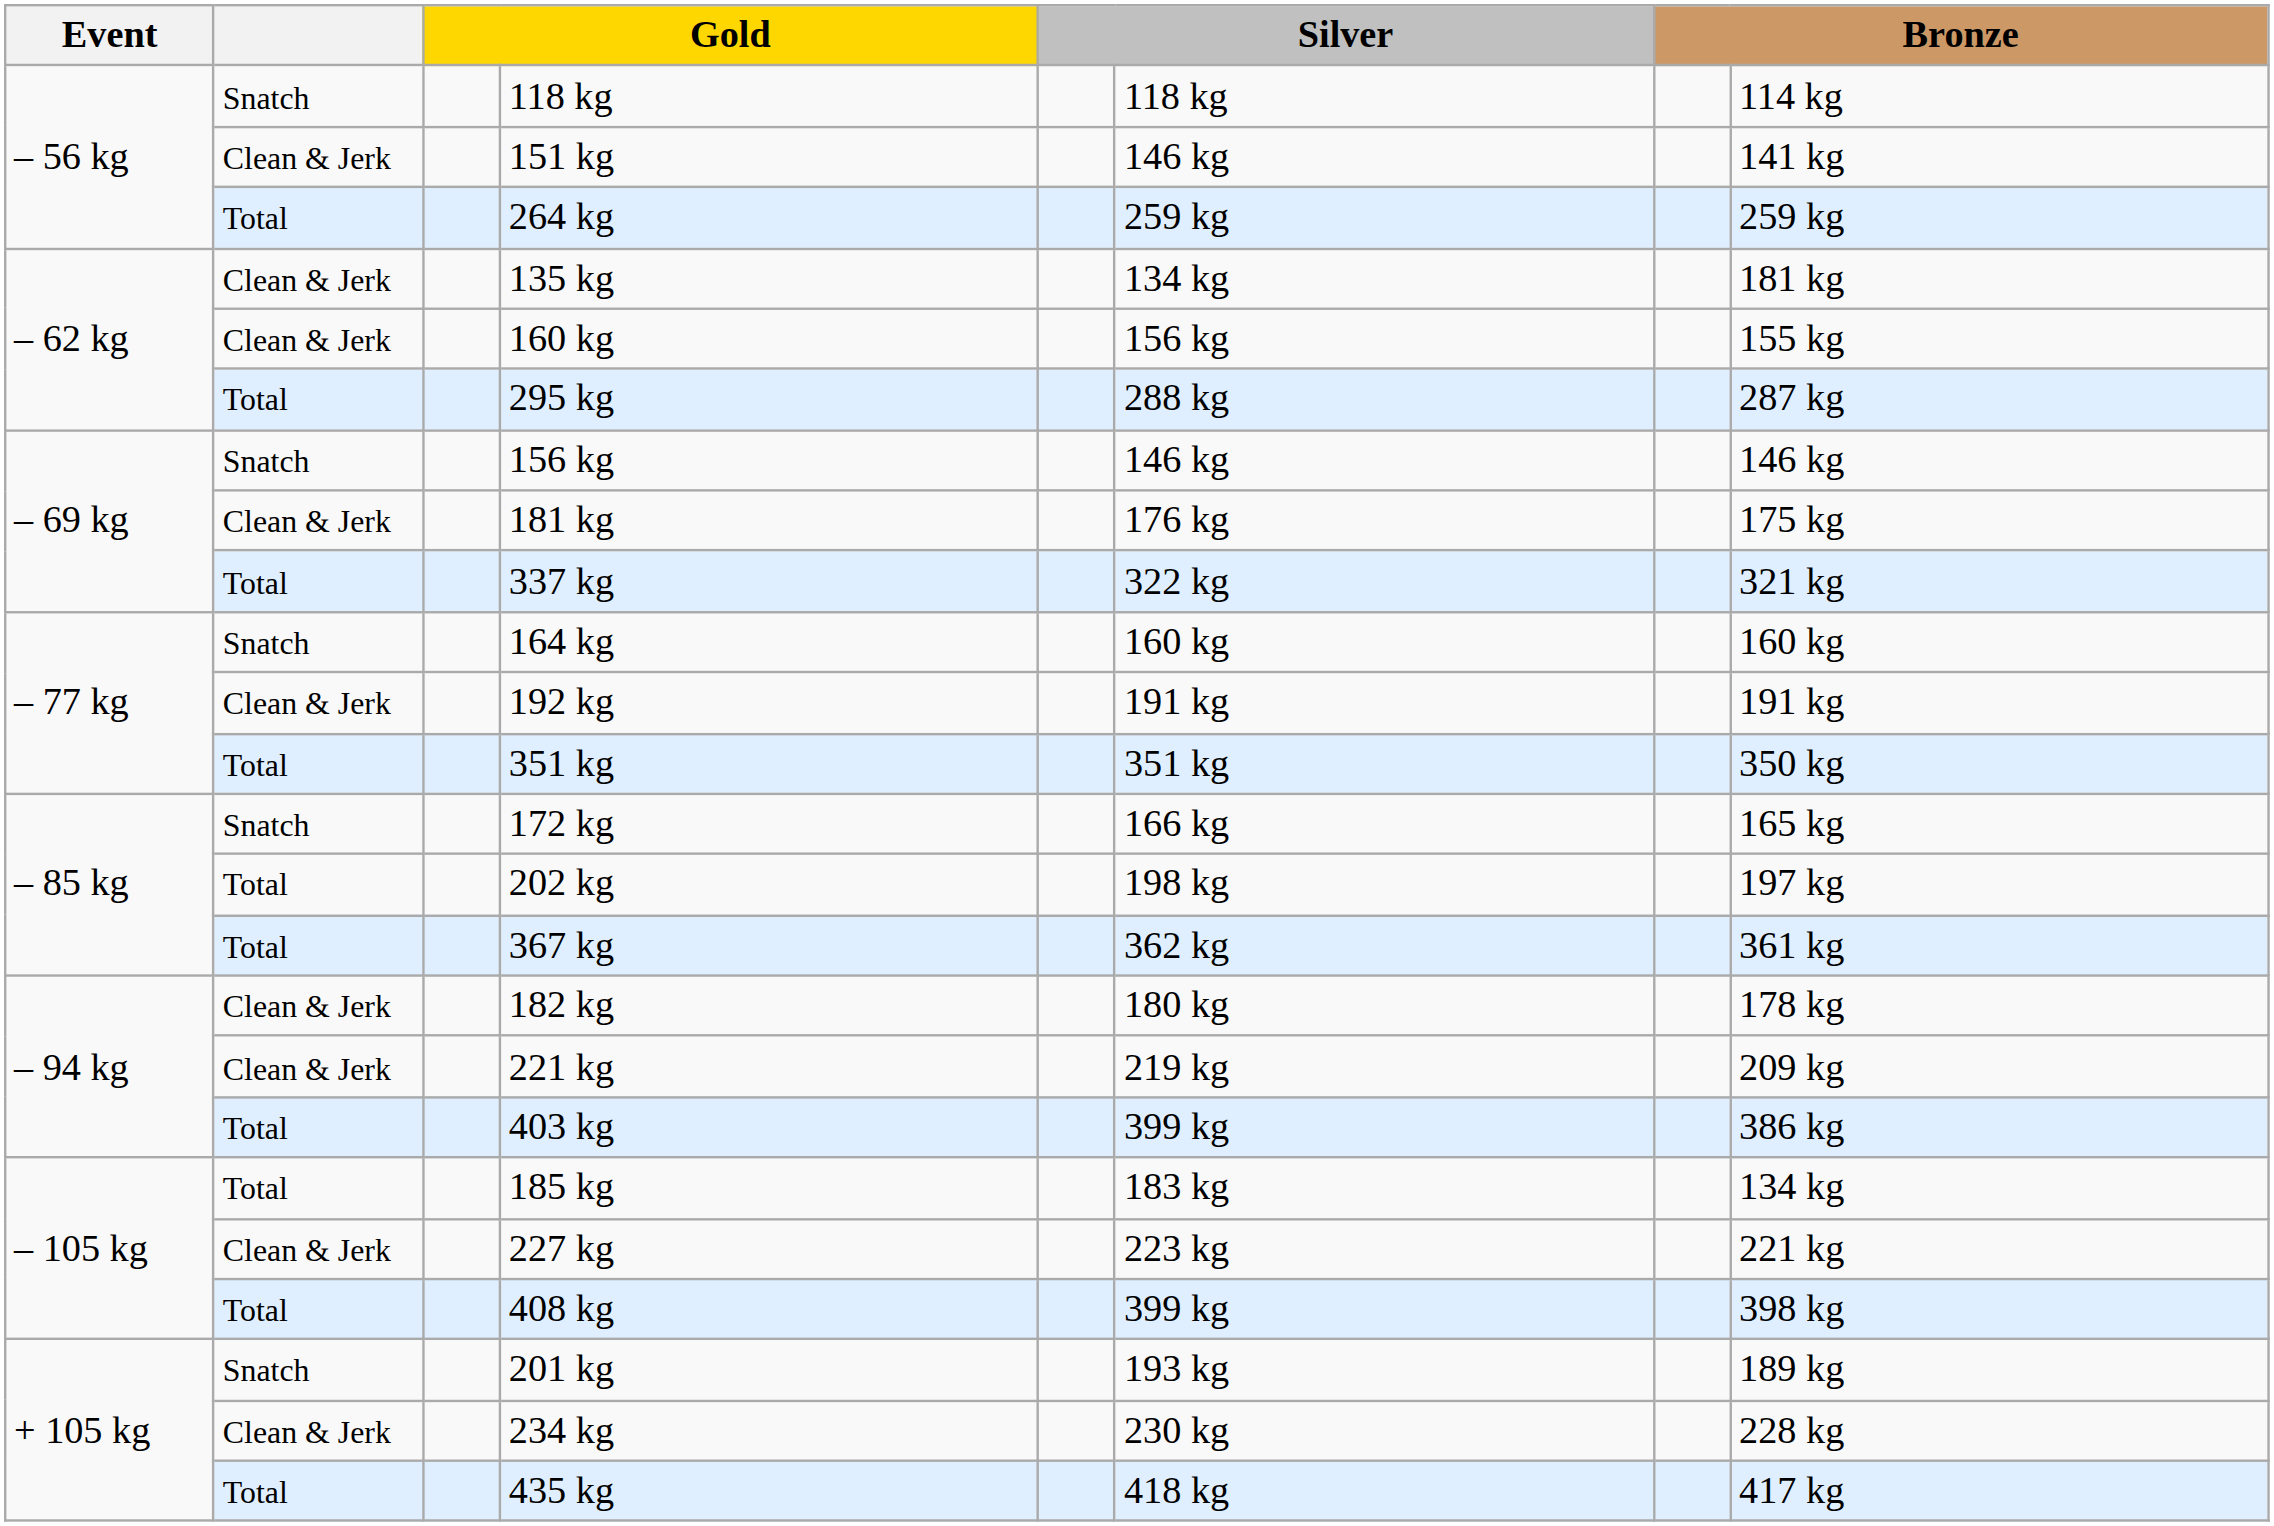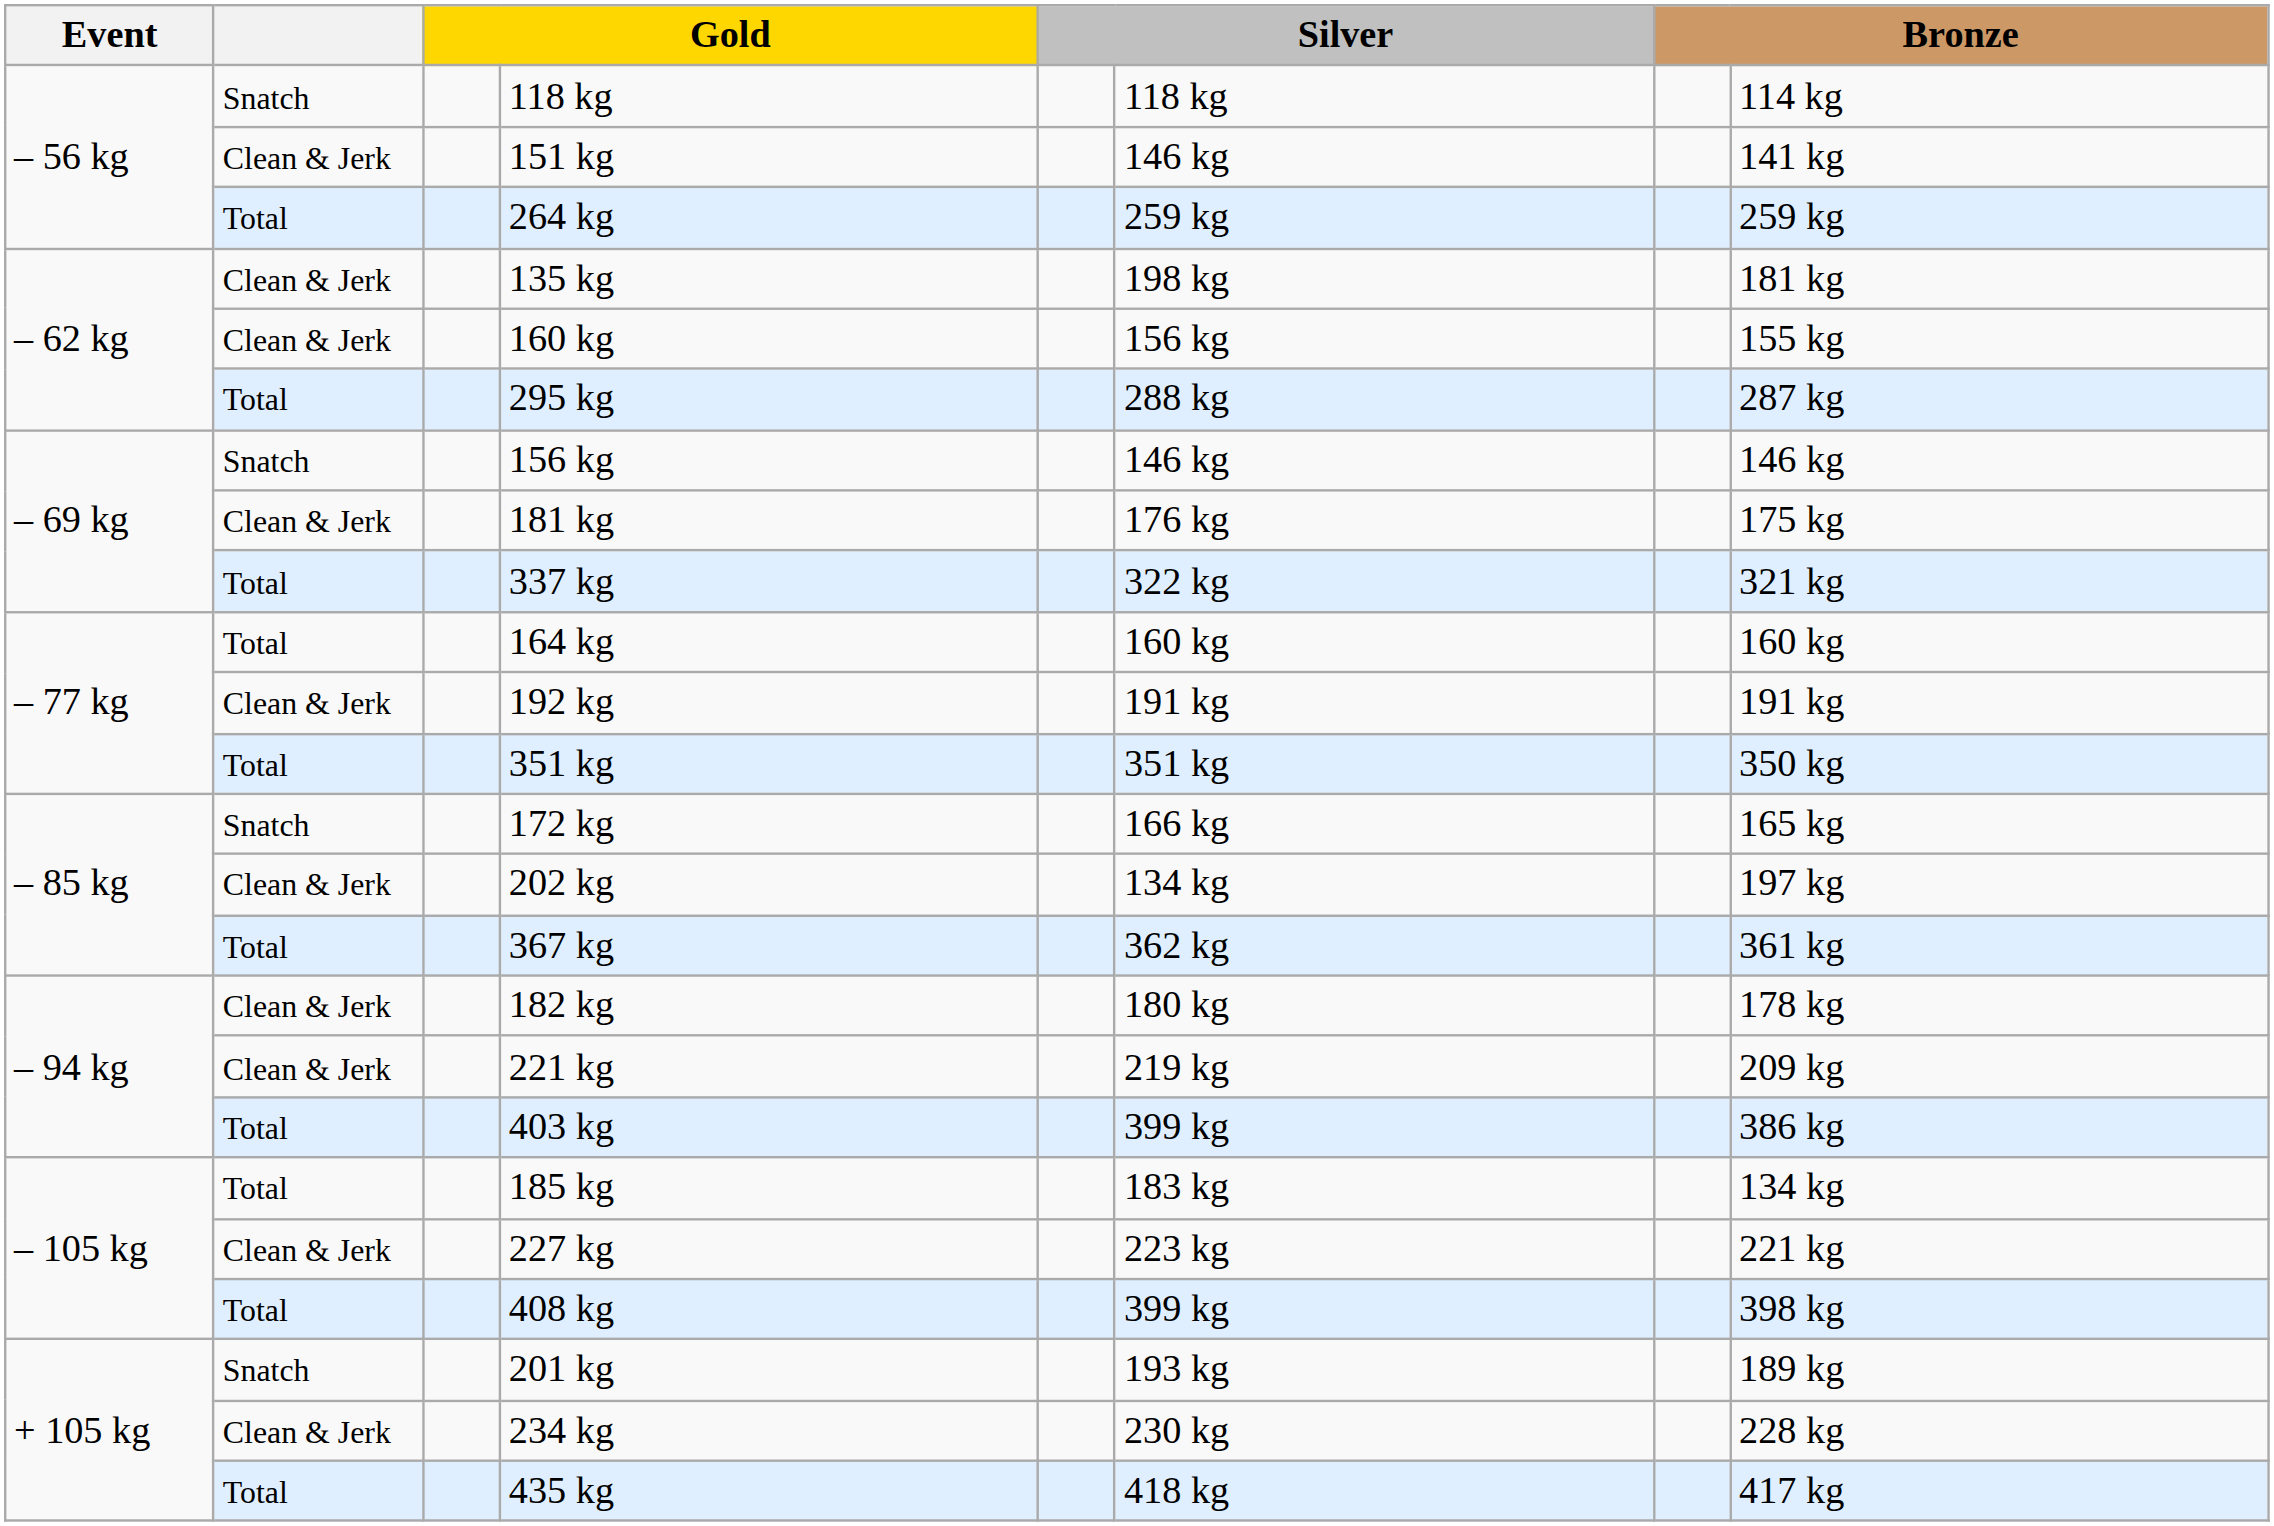(1177, 277) 134 kg -> (1177, 277) 198 kg
(266, 643) Snatch -> (255, 643) Total
(255, 886) Total -> (307, 886) Clean & Jerk
(1177, 883) 198 kg -> (1177, 883) 134 kg
